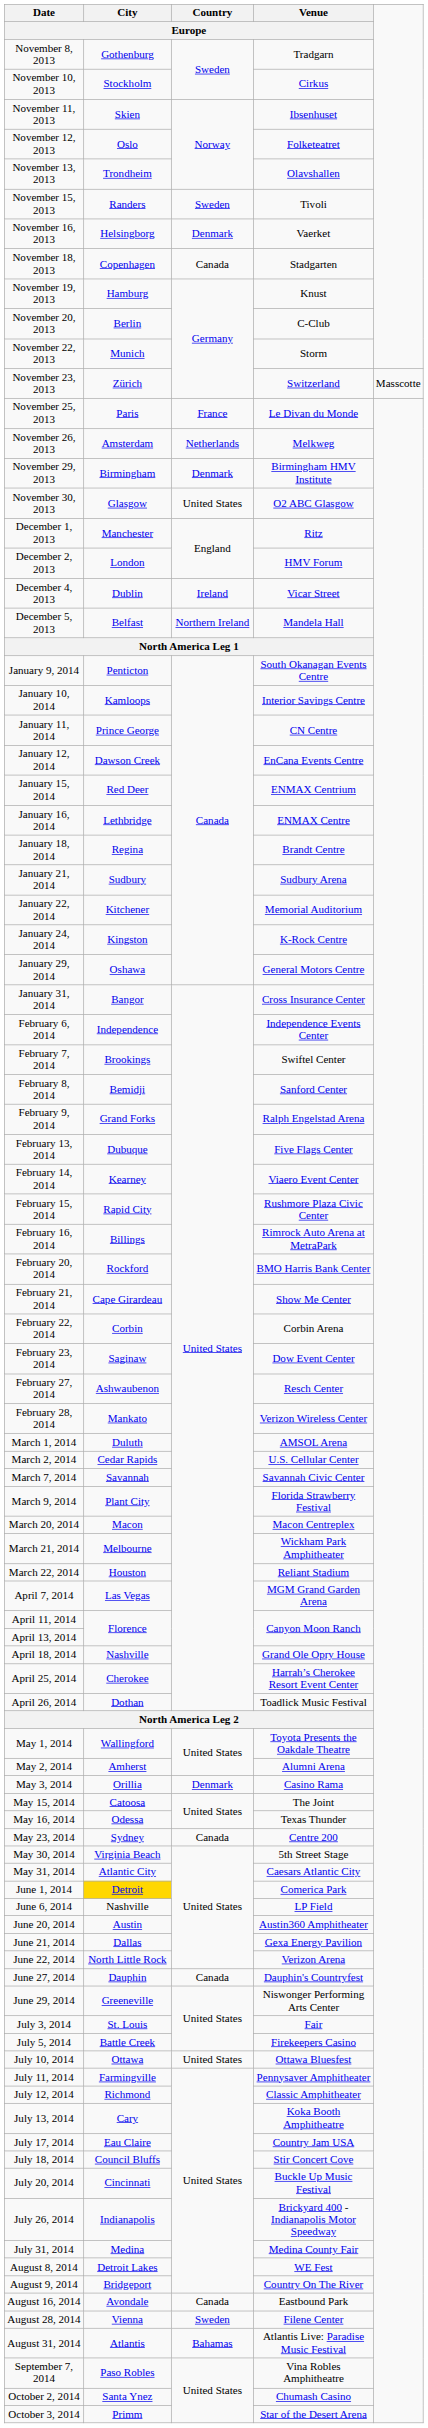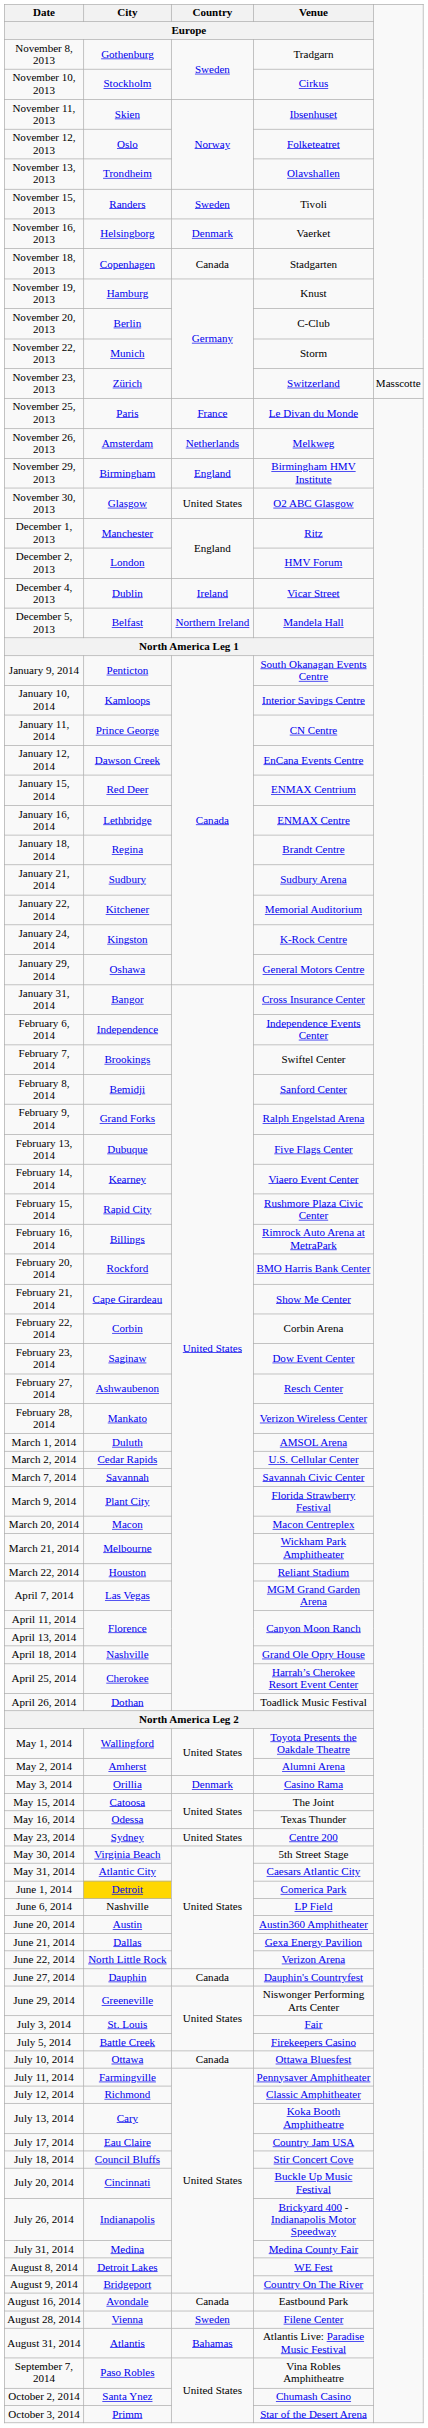(212, 473) Denmark -> (212, 473) England
(212, 1837) Canada -> (212, 1837) United States
(212, 2059) United States -> (212, 2059) Canada
